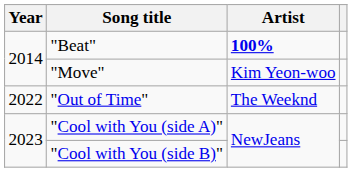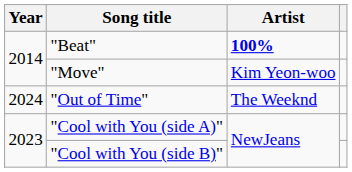(26, 99) 2022 -> (26, 99) 2024
